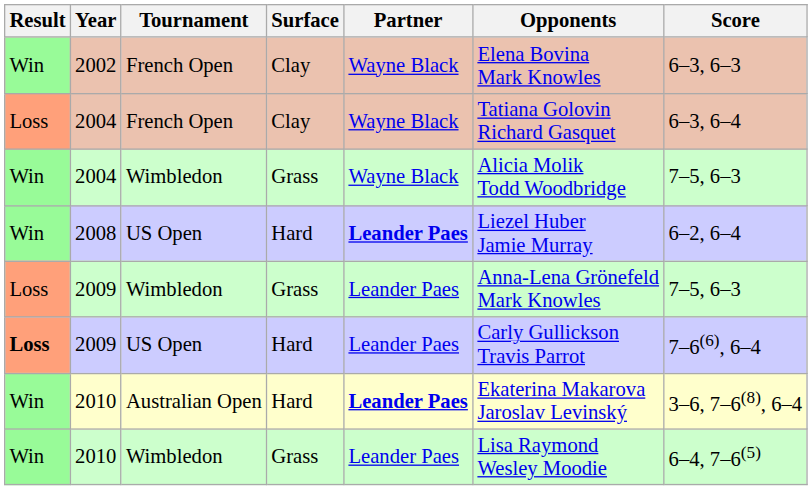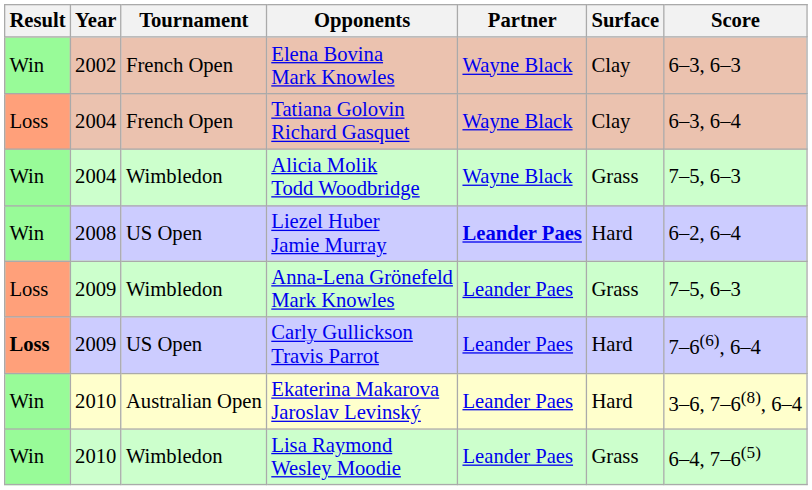columns swapped: (305, 20) <-> (568, 20)
(408, 400) bold -> (518, 400) normal
